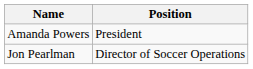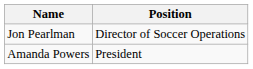rows swapped: (48, 34) <-> (41, 53)
